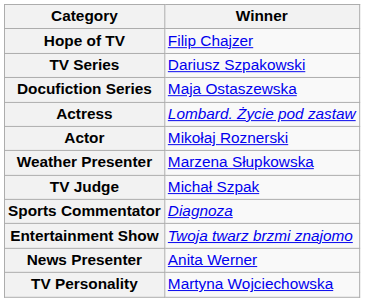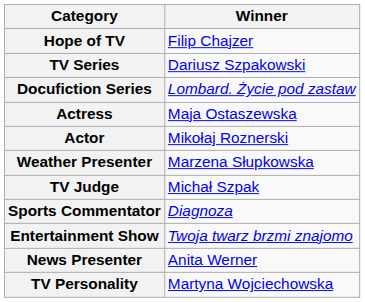(232, 89) Maja Ostaszewska -> (262, 89) Lombard. Życie pod zastaw
(262, 114) Lombard. Życie pod zastaw -> (232, 114) Maja Ostaszewska
